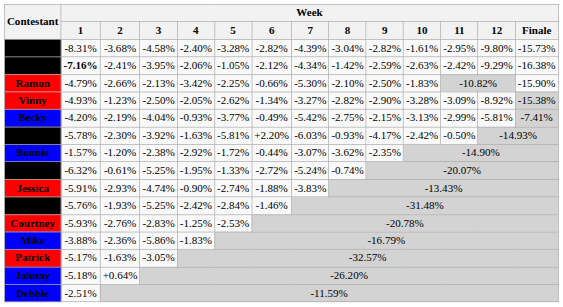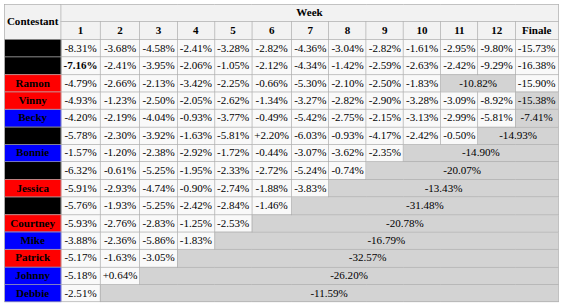(196, 48) -2.40% -> (196, 48) -2.41%
(310, 48) -4.39% -> (310, 48) -4.36%
(233, 170) -1.33% -> (233, 170) -2.33%
